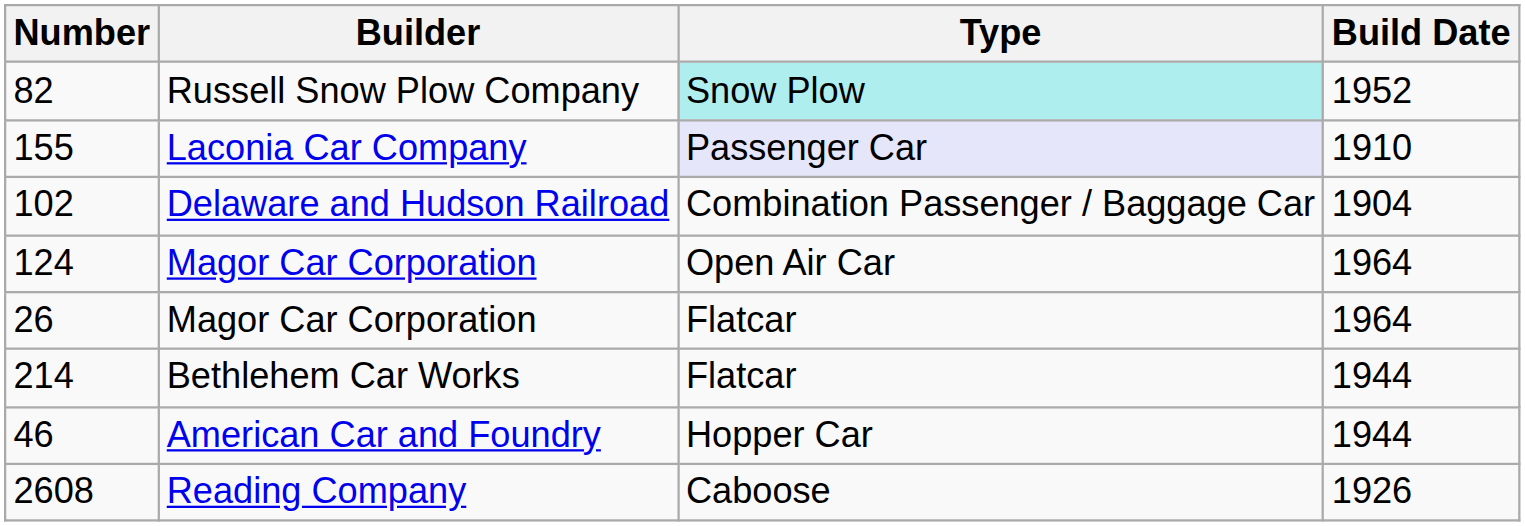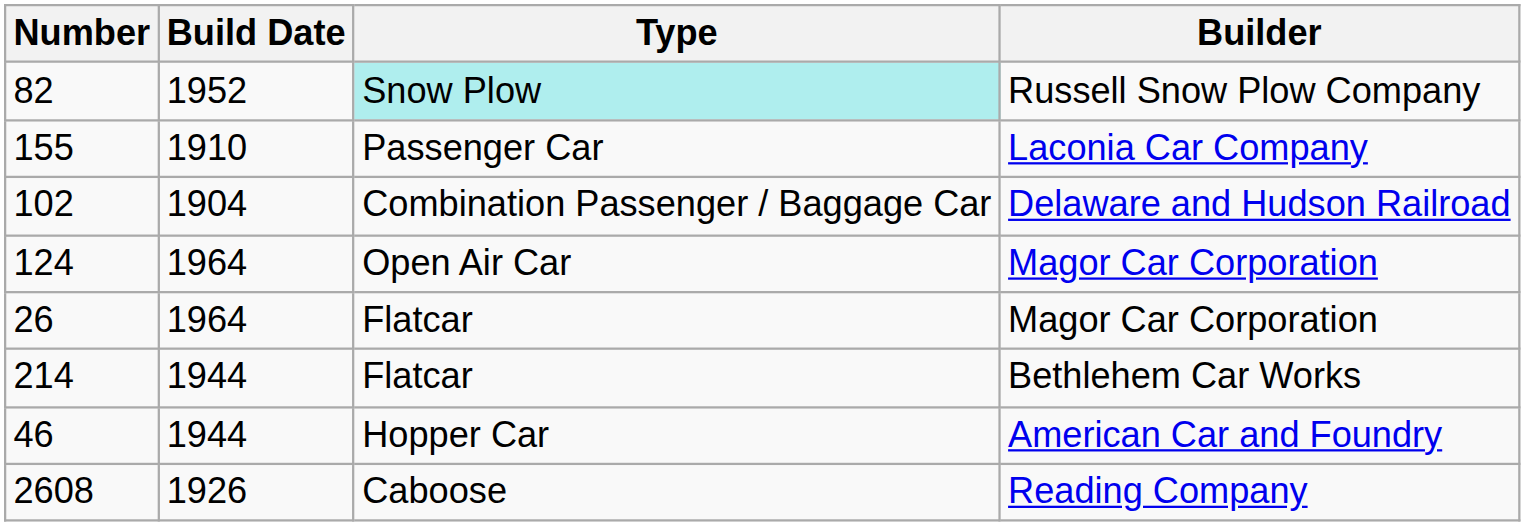columns swapped: (418, 33) <-> (1421, 33)
(807, 147) lavender background -> (483, 147) no background
